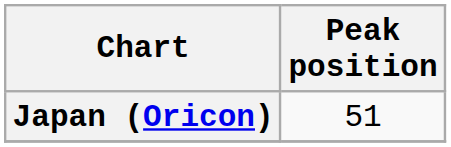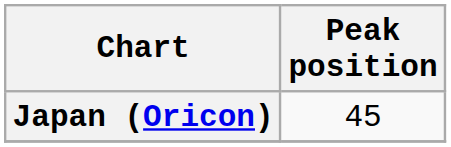(363, 117) 51 -> (363, 117) 45
